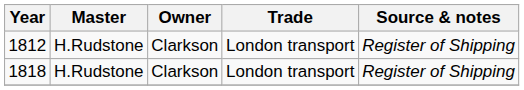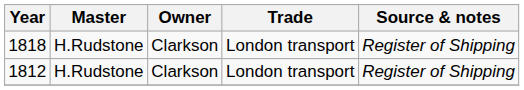rows swapped: (27, 44) <-> (27, 71)
